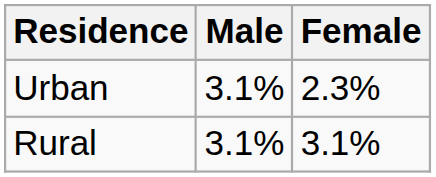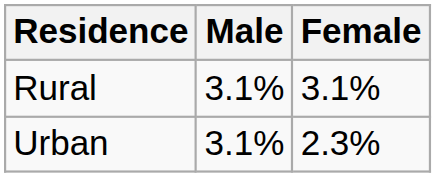rows swapped: (61, 87) <-> (55, 143)
